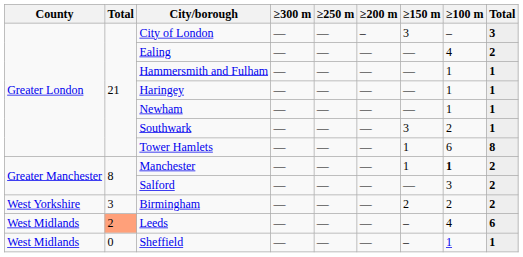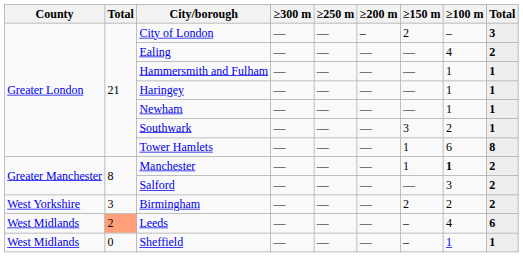(406, 33) 3 -> (406, 33) 2
